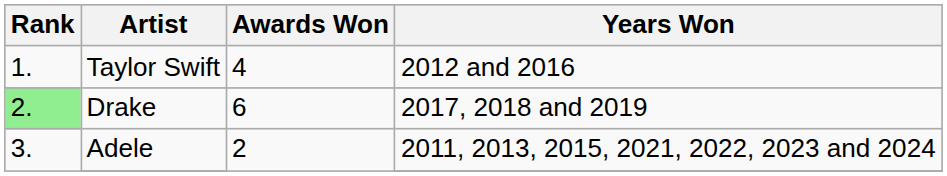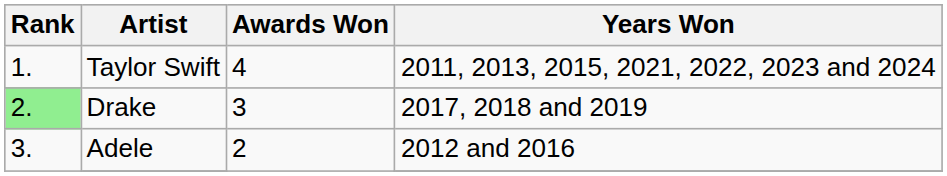(488, 66) 2012 and 2016 -> (668, 66) 2011, 2013, 2015, 2021, 2022, 2023 and 2024
(239, 107) 6 -> (239, 107) 3
(668, 149) 2011, 2013, 2015, 2021, 2022, 2023 and 2024 -> (488, 149) 2012 and 2016
